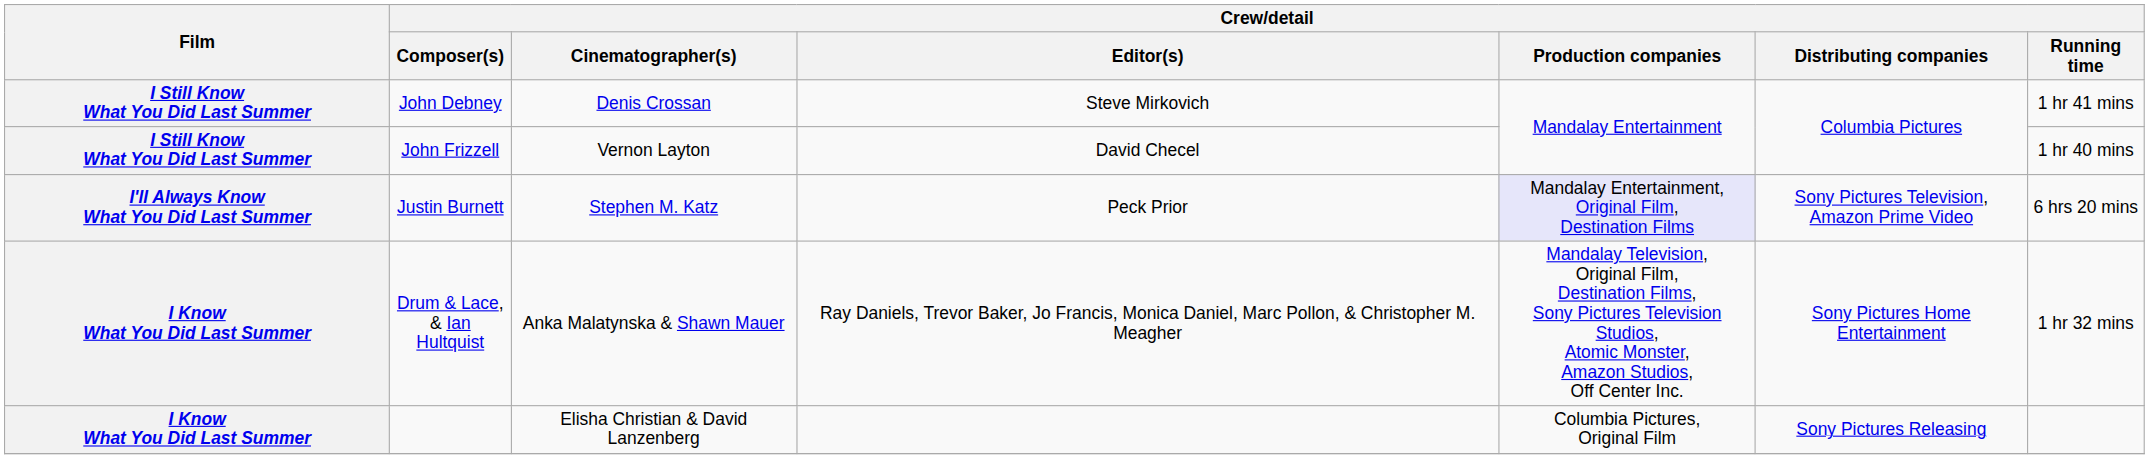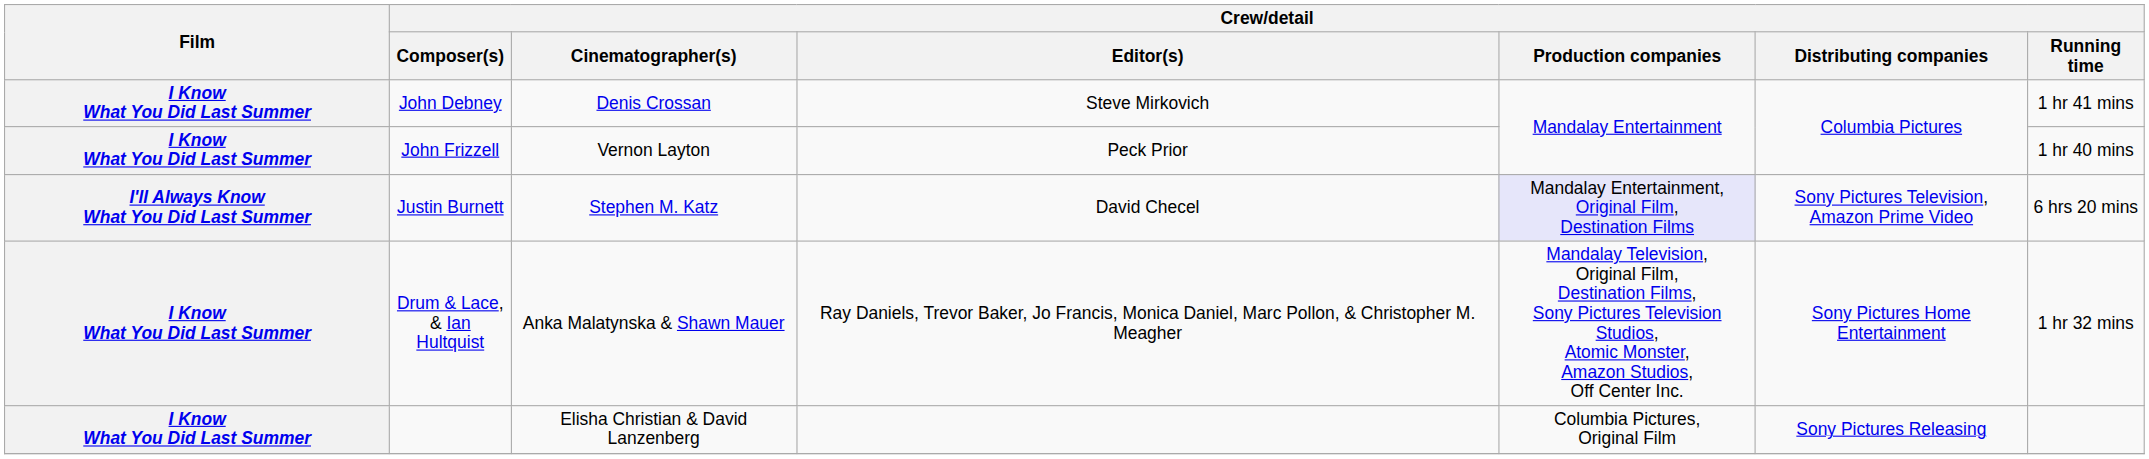(197, 103) I Still Know What You Did Last Summer -> (197, 103) I Know What You Did Last Summer
(197, 150) I Still Know What You Did Last Summer -> (197, 150) I Know What You Did Last Summer
(1148, 150) David Checel -> (1148, 150) Peck Prior
(1148, 207) Peck Prior -> (1148, 207) David Checel
